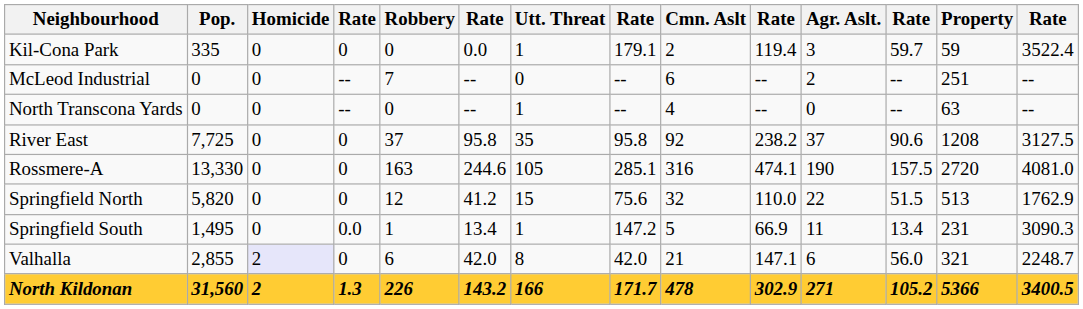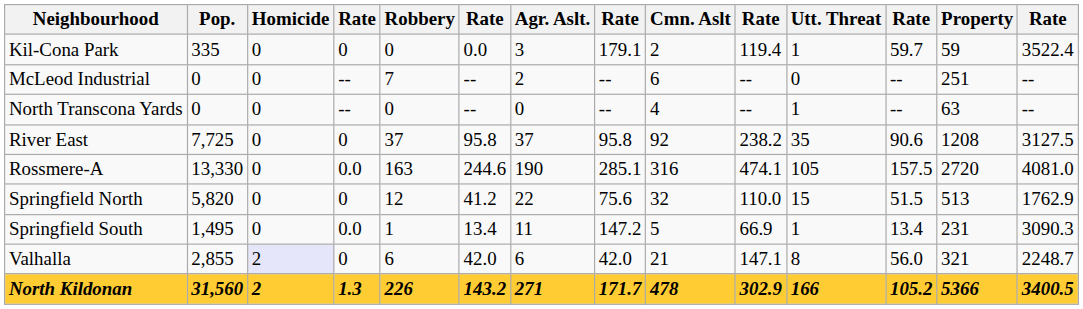columns swapped: (844, 19) <-> (560, 19)
(343, 169) 0 -> (350, 169) 0.0
